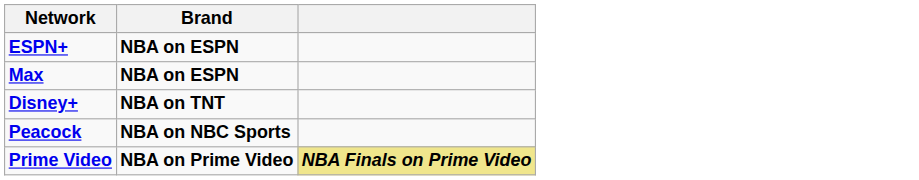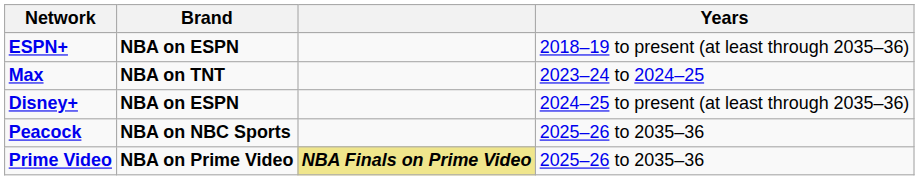+ column: (724, 18)
(180, 75) NBA on ESPN -> (173, 75) NBA on TNT
(173, 103) NBA on TNT -> (180, 103) NBA on ESPN
